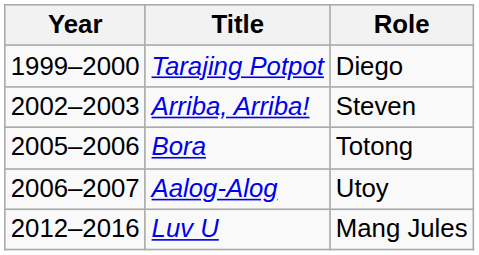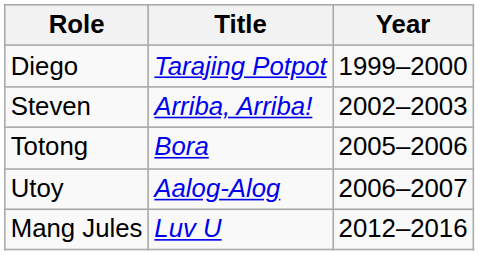columns swapped: (75, 24) <-> (402, 24)
